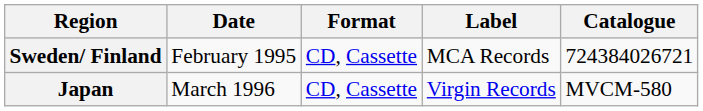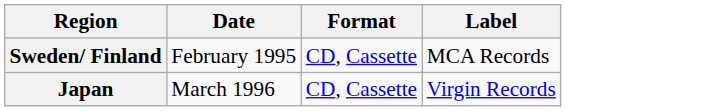- column: (629, 21)
